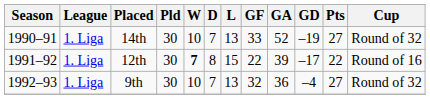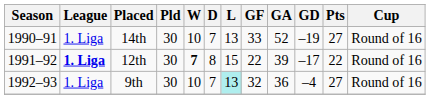(386, 37) Round of 32 -> (386, 37) Round of 16
(83, 60) normal -> (84, 60) bold
(231, 82) no background -> (231, 82) paleturquoise background
(386, 82) Round of 32 -> (386, 82) Round of 16
